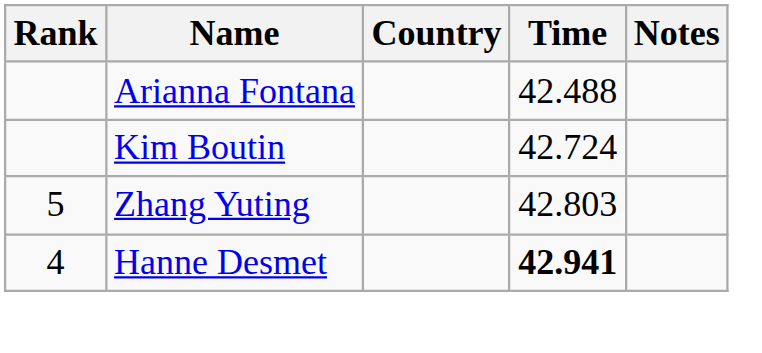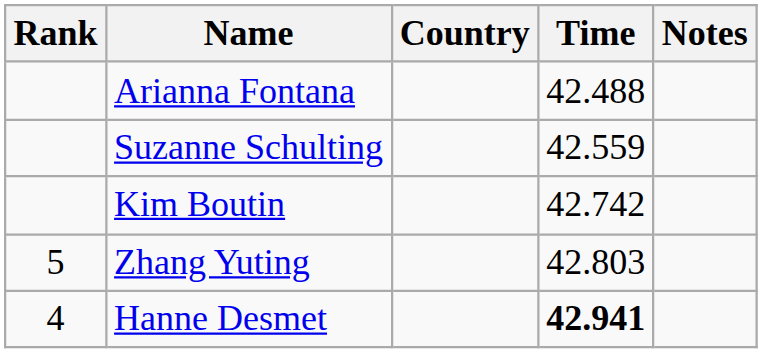+ row: (249, 147)
(568, 147) 42.724 -> (596, 204) 42.742
